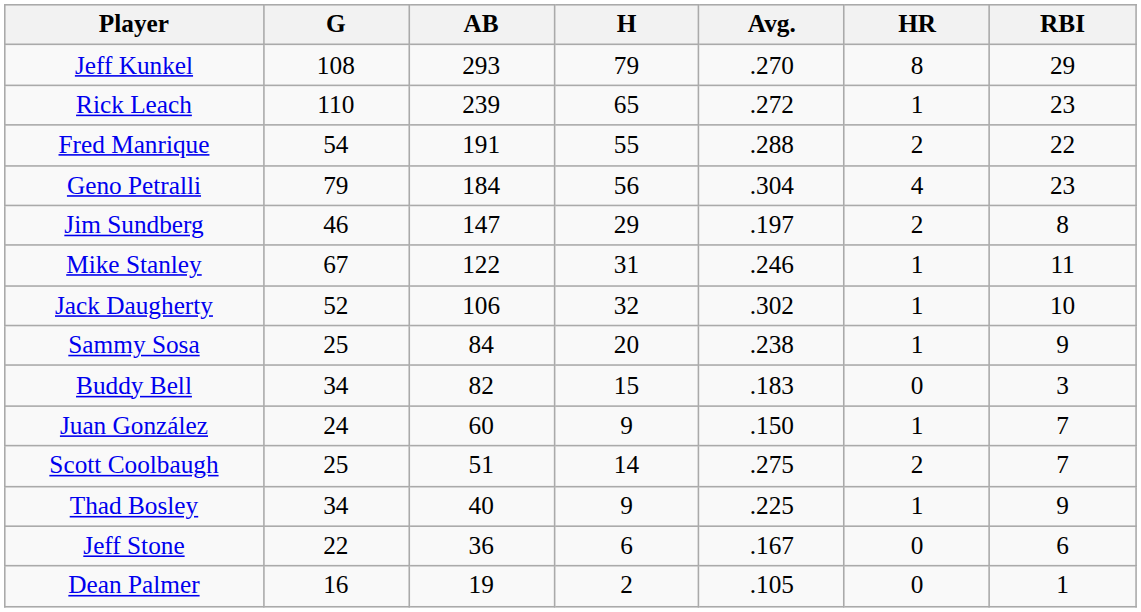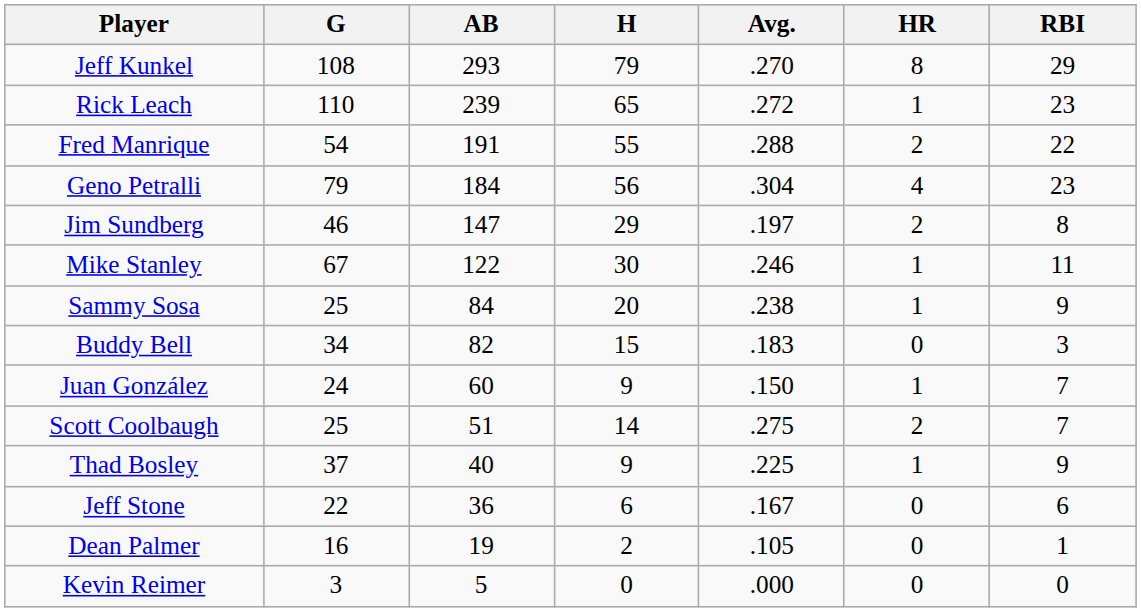(626, 265) 31 -> (626, 265) 30
- row: (134, 305)
(336, 505) 34 -> (336, 465) 37
+ row: (134, 585)
